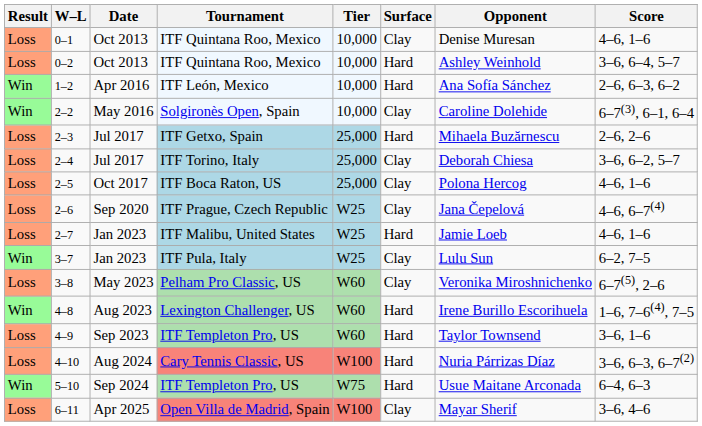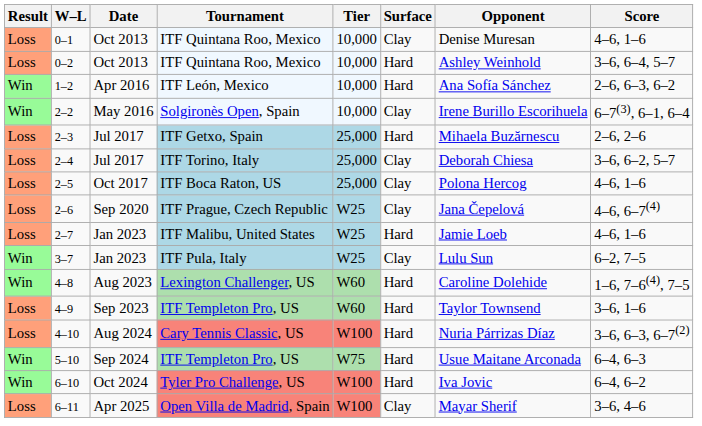(493, 111) Caroline Dolehide -> (513, 111) Irene Burillo Escorihuela
- row: (64, 283)
(513, 310) Irene Burillo Escorihuela -> (493, 282) Caroline Dolehide
+ row: (67, 383)
